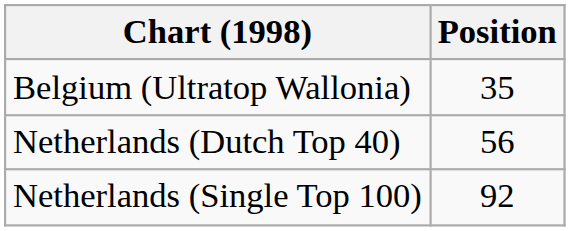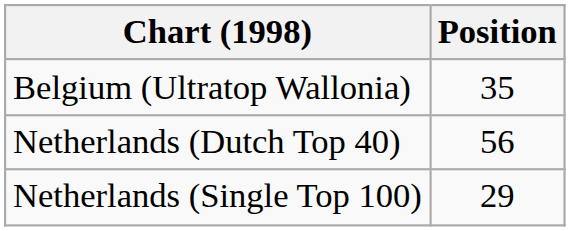(497, 196) 92 -> (497, 196) 29
